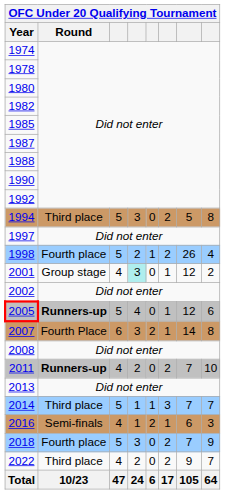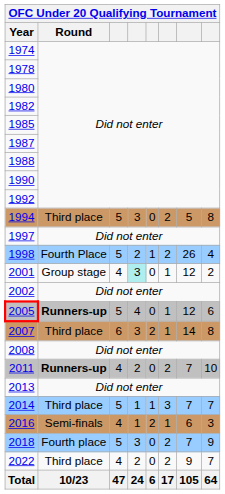(74, 254) Fourth place -> (74, 254) Fourth Place
(74, 331) Fourth Place -> (74, 331) Third place
